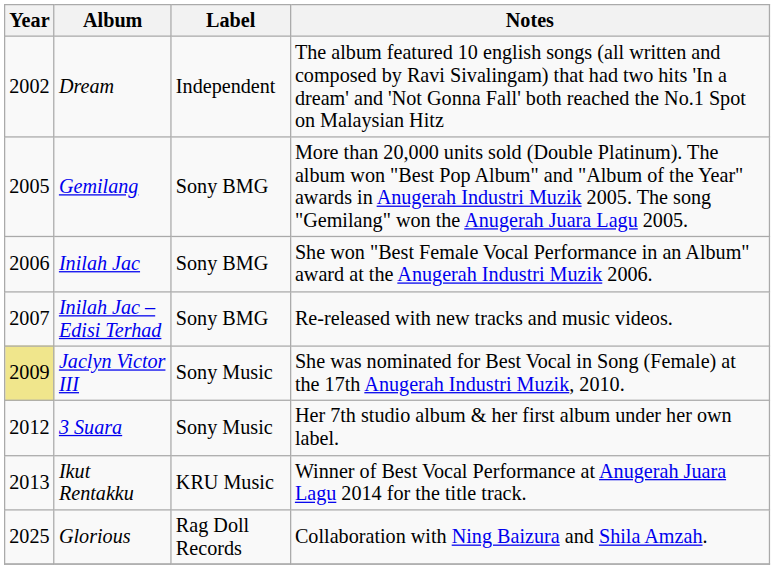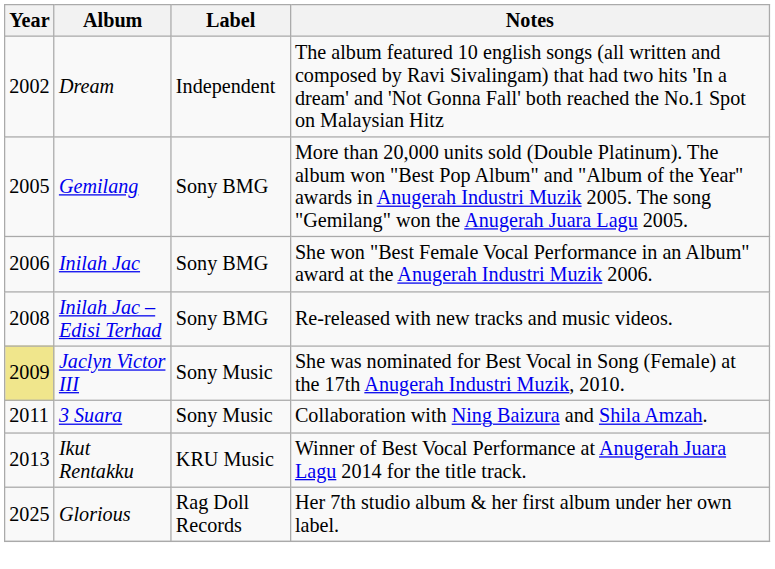(29, 318) 2007 -> (29, 318) 2008
(29, 427) 2012 -> (29, 416) 2011
(513, 427) Her 7th studio album & her first album under her own label. -> (501, 416) Collaboration with Ning Baizura and Shila Amzah.
(501, 537) Collaboration with Ning Baizura and Shila Amzah. -> (513, 514) Her 7th studio album & her first album under her own label.
